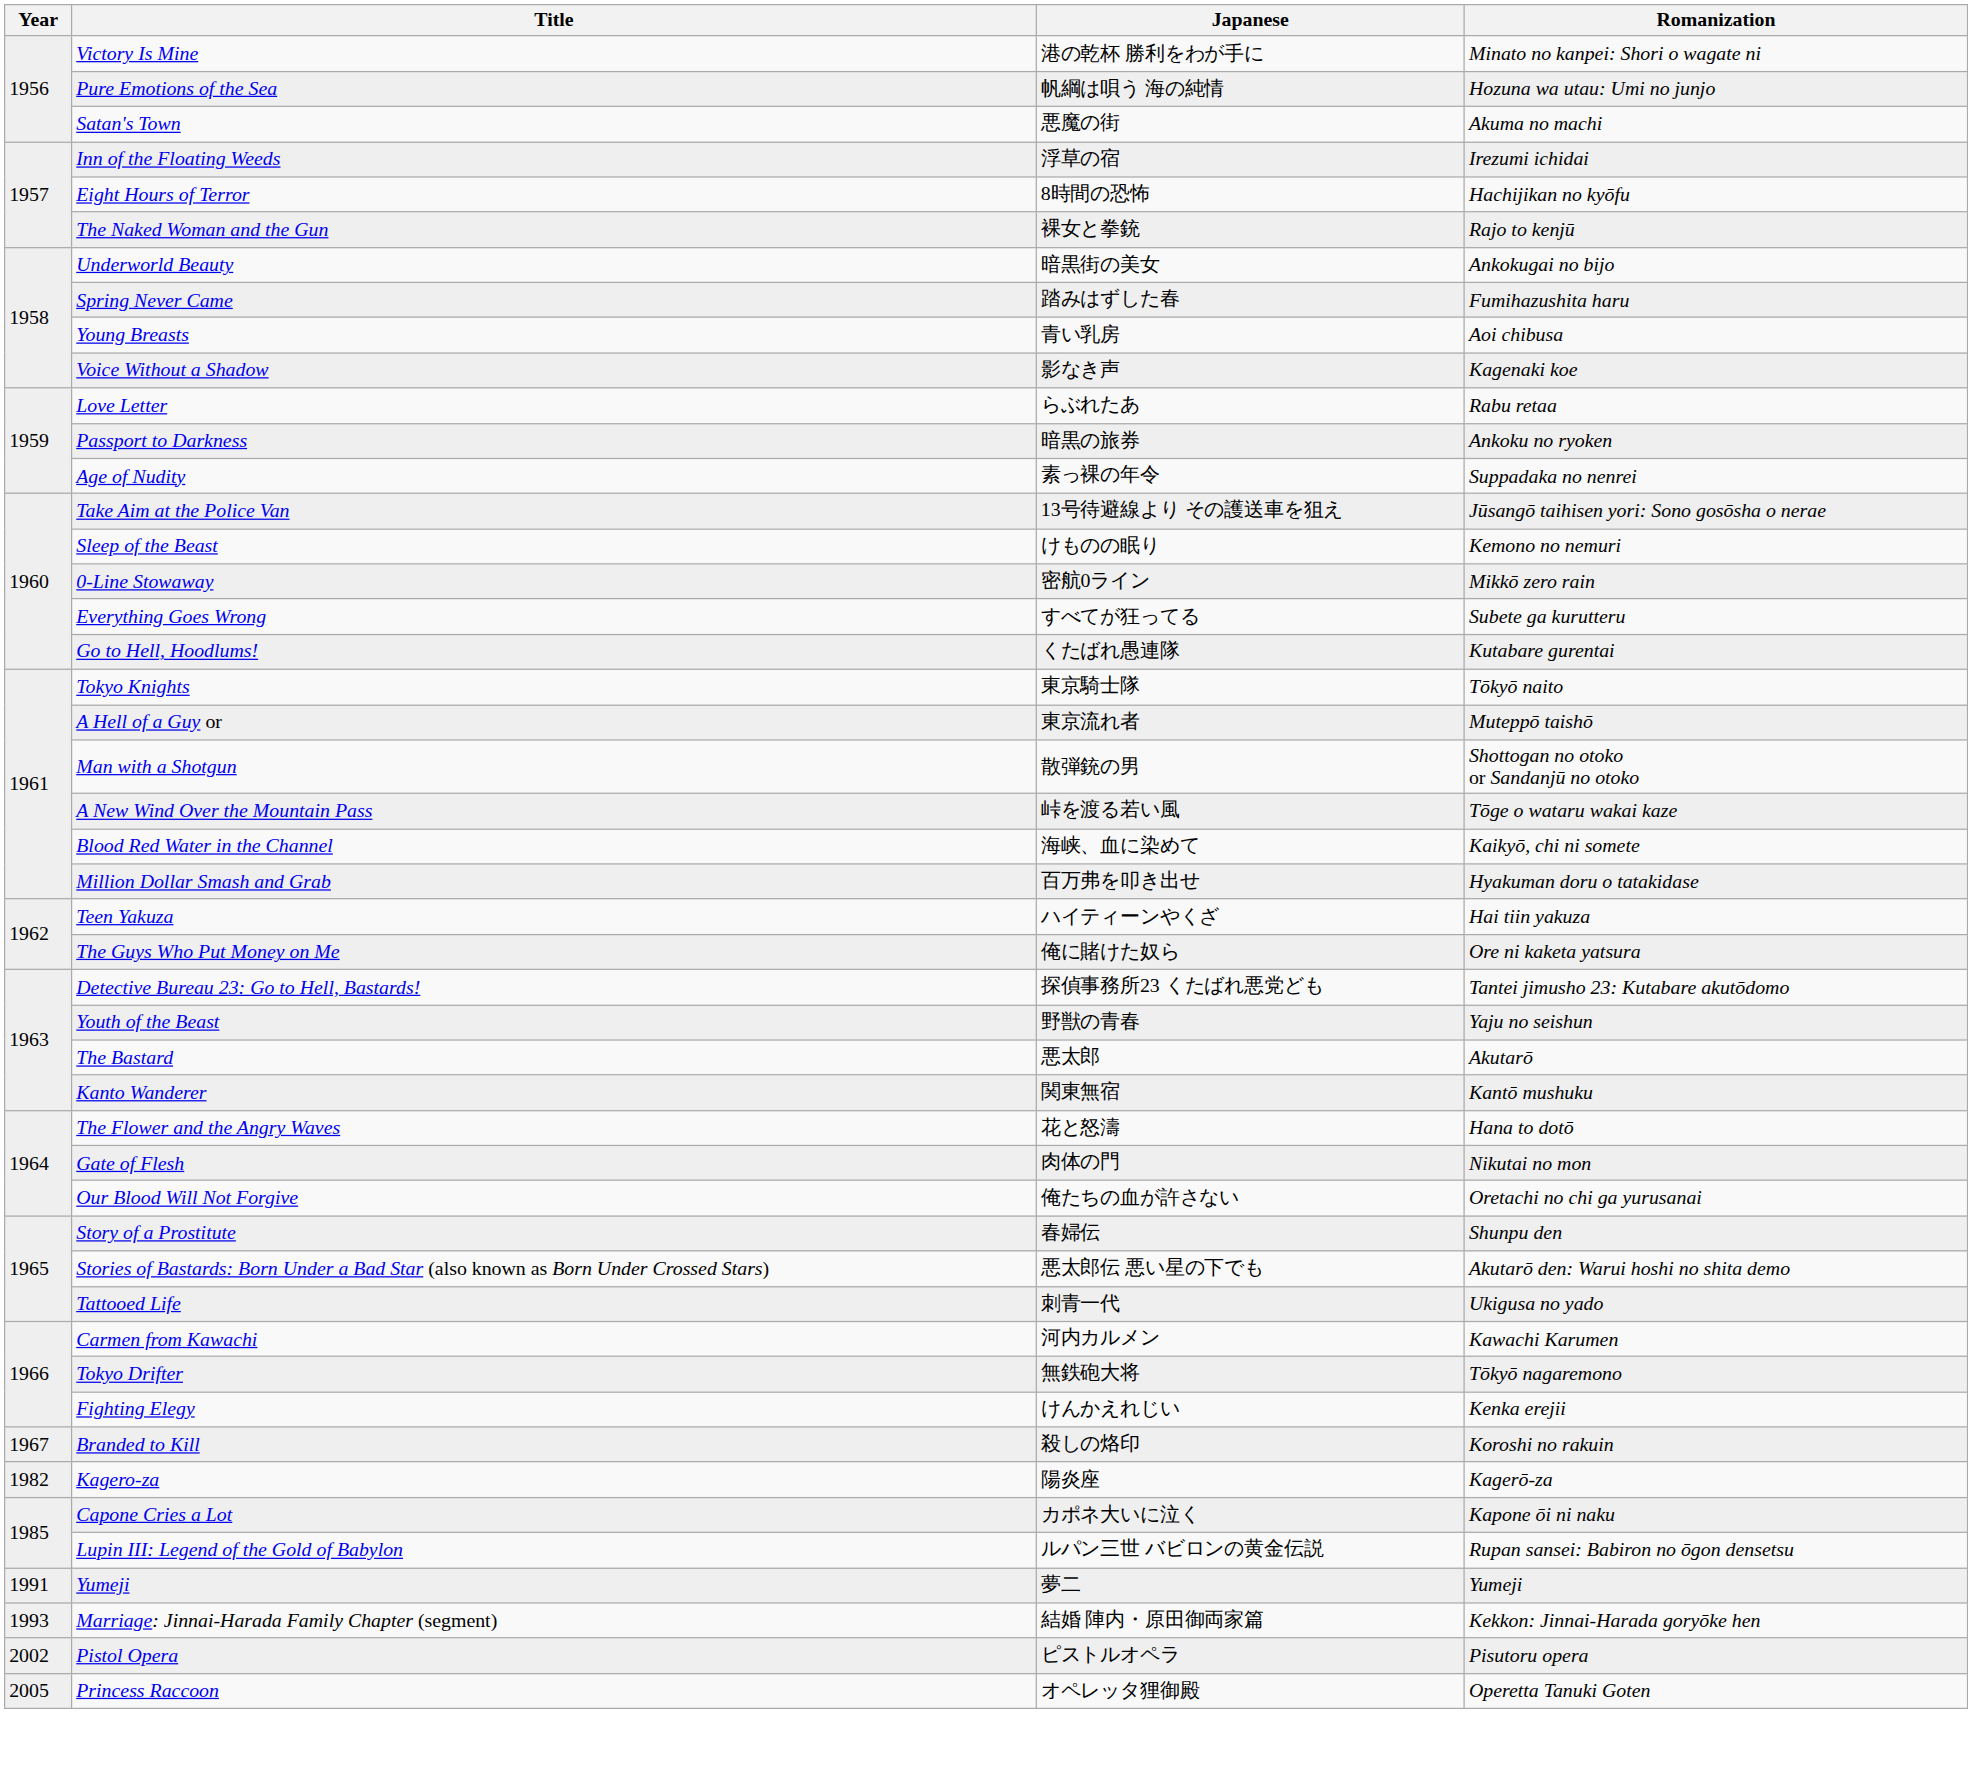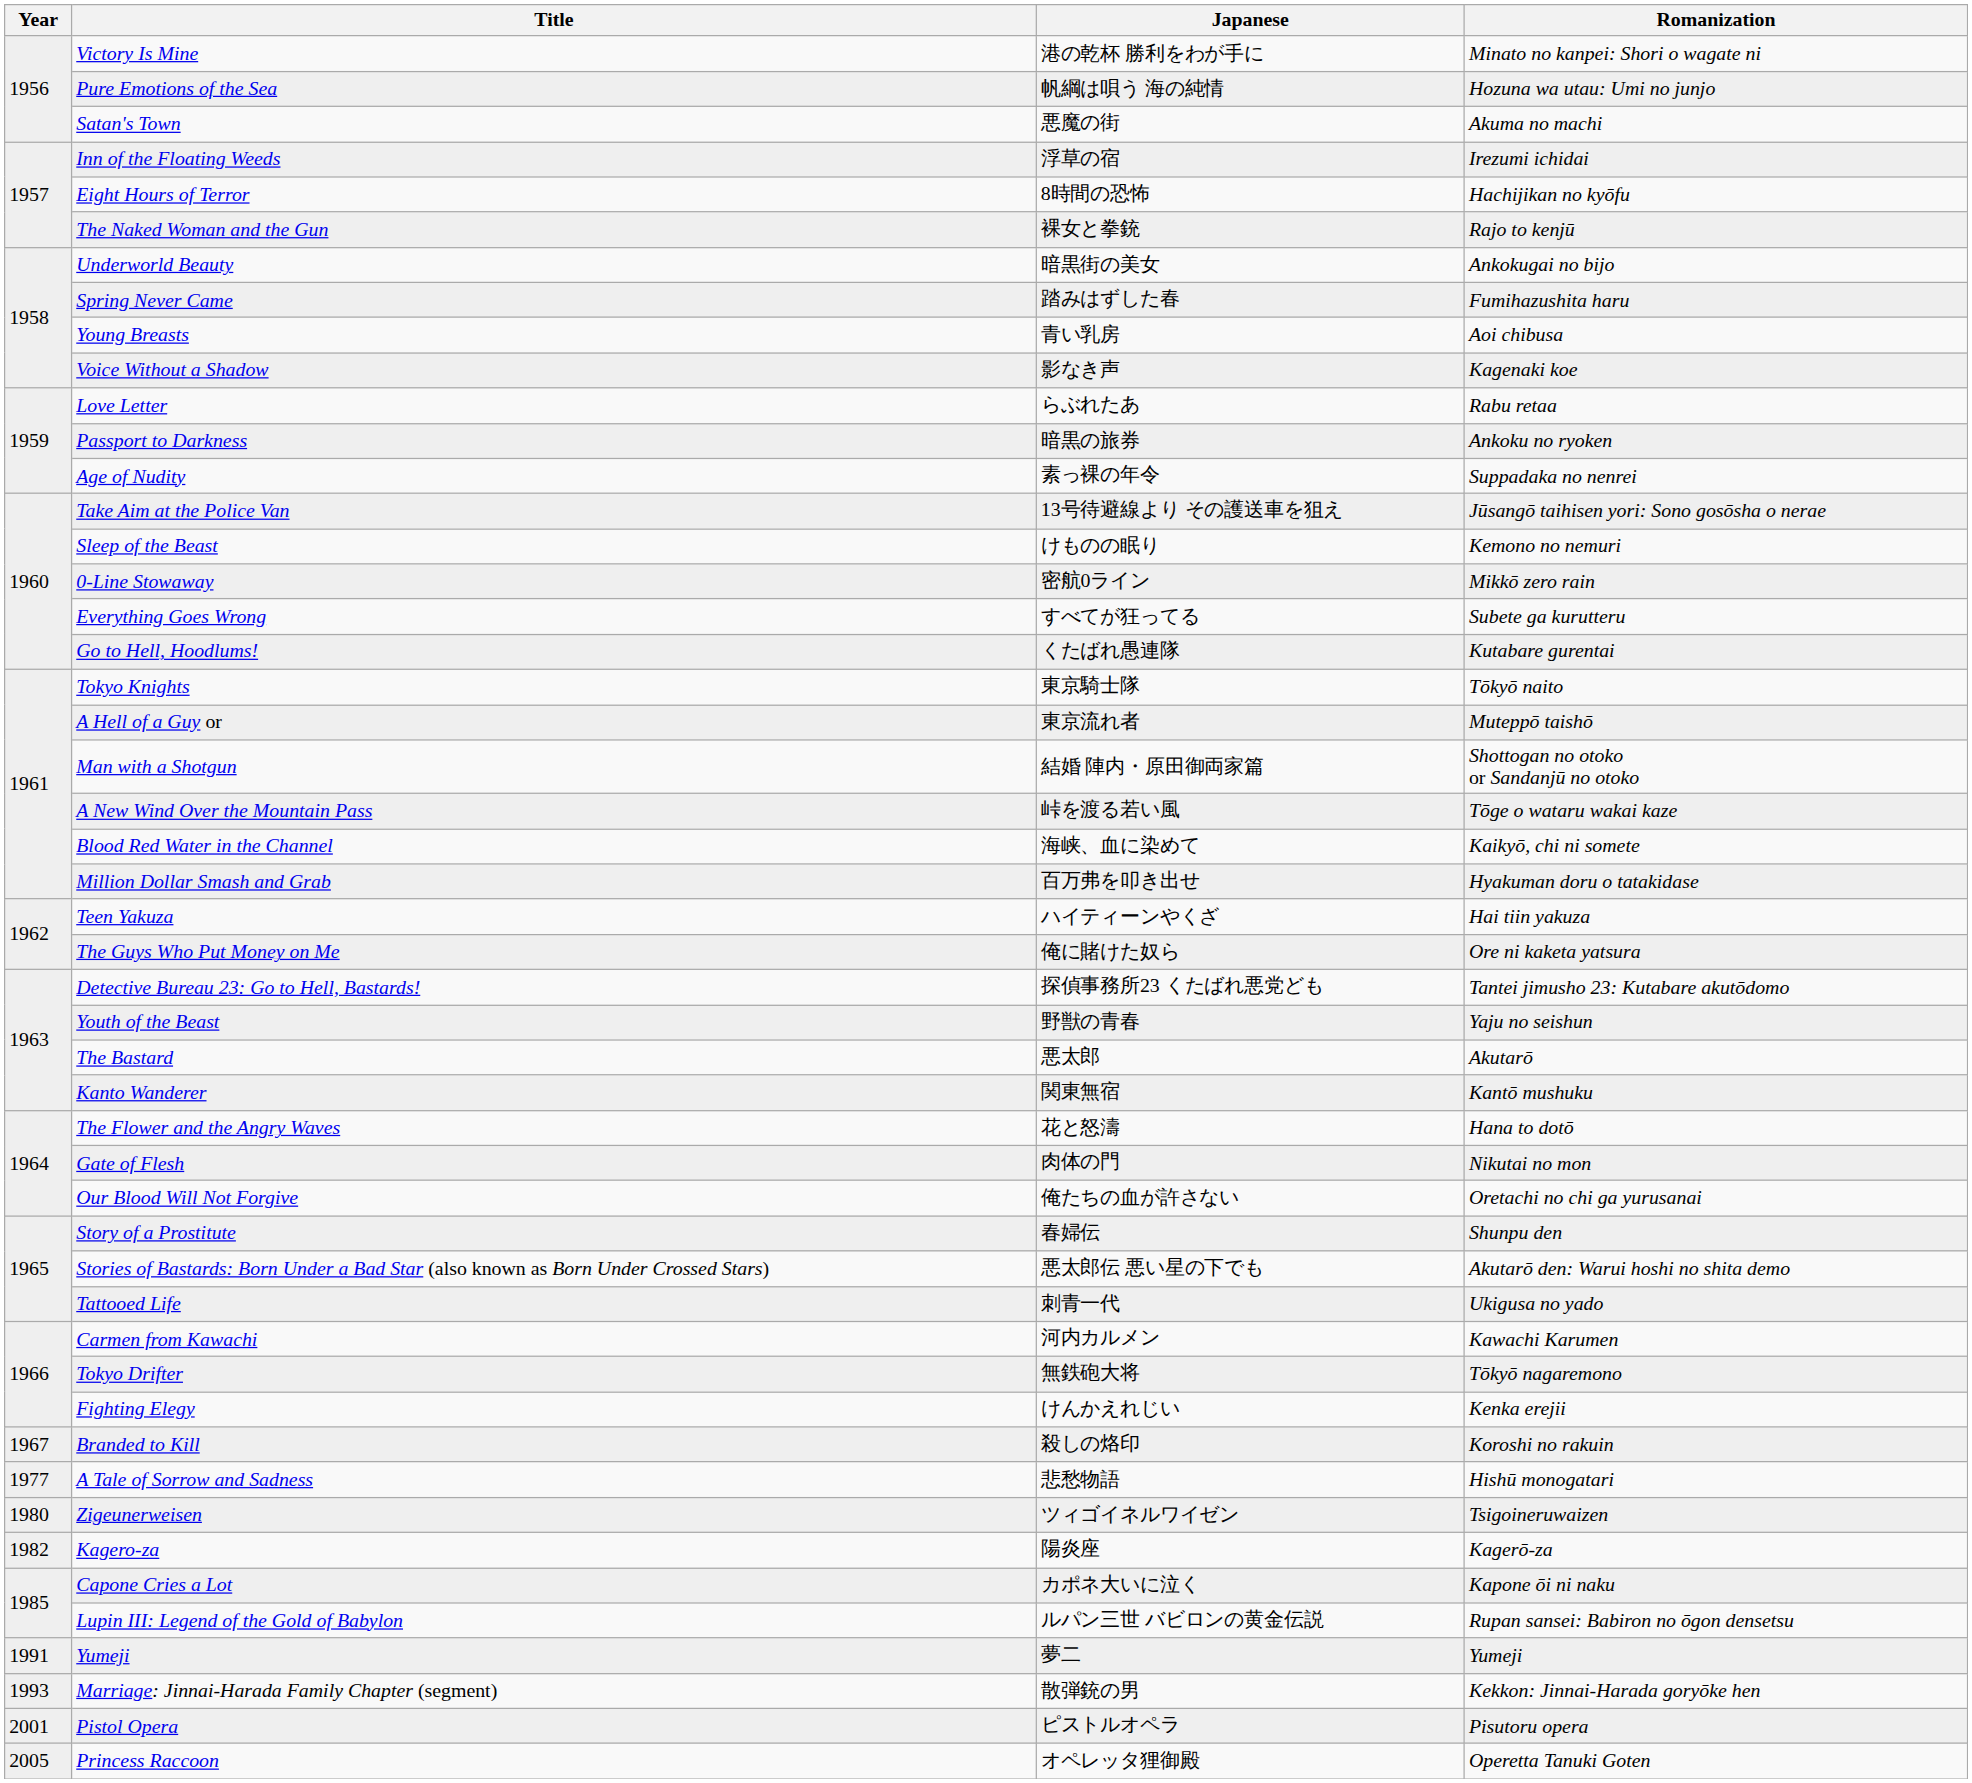(1090, 765) 散弾銃の男 -> (1152, 765) 結婚 陣内・原田御両家篇
+ row: (195, 1479)
+ row: (139, 1514)
(1152, 1619) 結婚 陣内・原田御両家篇 -> (1090, 1690) 散弾銃の男
(29, 1655) 2002 -> (29, 1725) 2001
